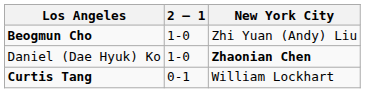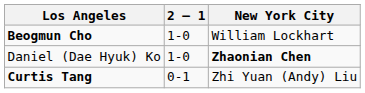(284, 36) Zhi Yuan (Andy) Liu -> (273, 36) William Lockhart
(273, 77) William Lockhart -> (284, 77) Zhi Yuan (Andy) Liu
